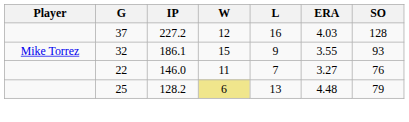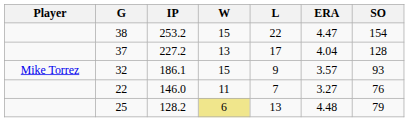+ row: (121, 32)
(224, 32) 12 -> (224, 51) 13
(275, 32) 16 -> (275, 51) 17
(327, 32) 4.03 -> (327, 51) 4.04
(327, 51) 3.55 -> (327, 70) 3.57
